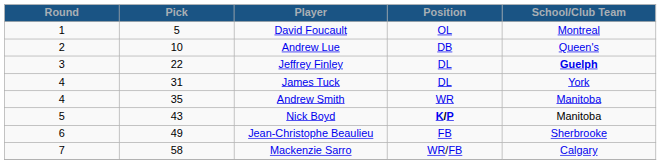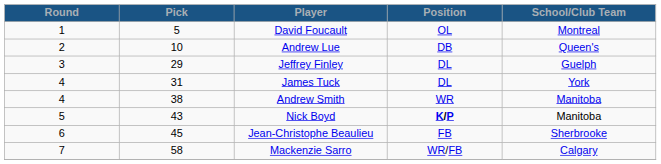(177, 64) 22 -> (177, 64) 29
(579, 64) bold -> (579, 64) normal
(177, 99) 35 -> (177, 99) 38
(177, 133) 49 -> (177, 133) 45
